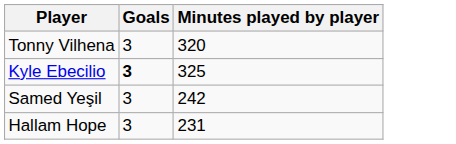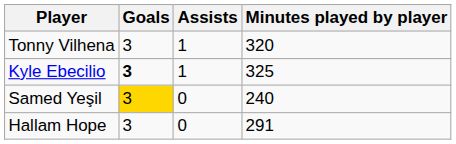+ column: (208, 17)
(127, 98) no background -> (127, 98) gold background
(192, 98) 242 -> (260, 98) 240
(192, 125) 231 -> (260, 125) 291
